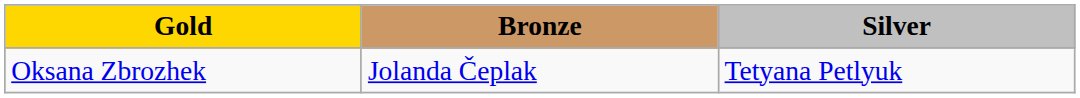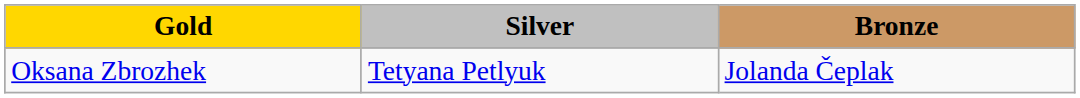columns swapped: (897, 26) <-> (540, 26)
